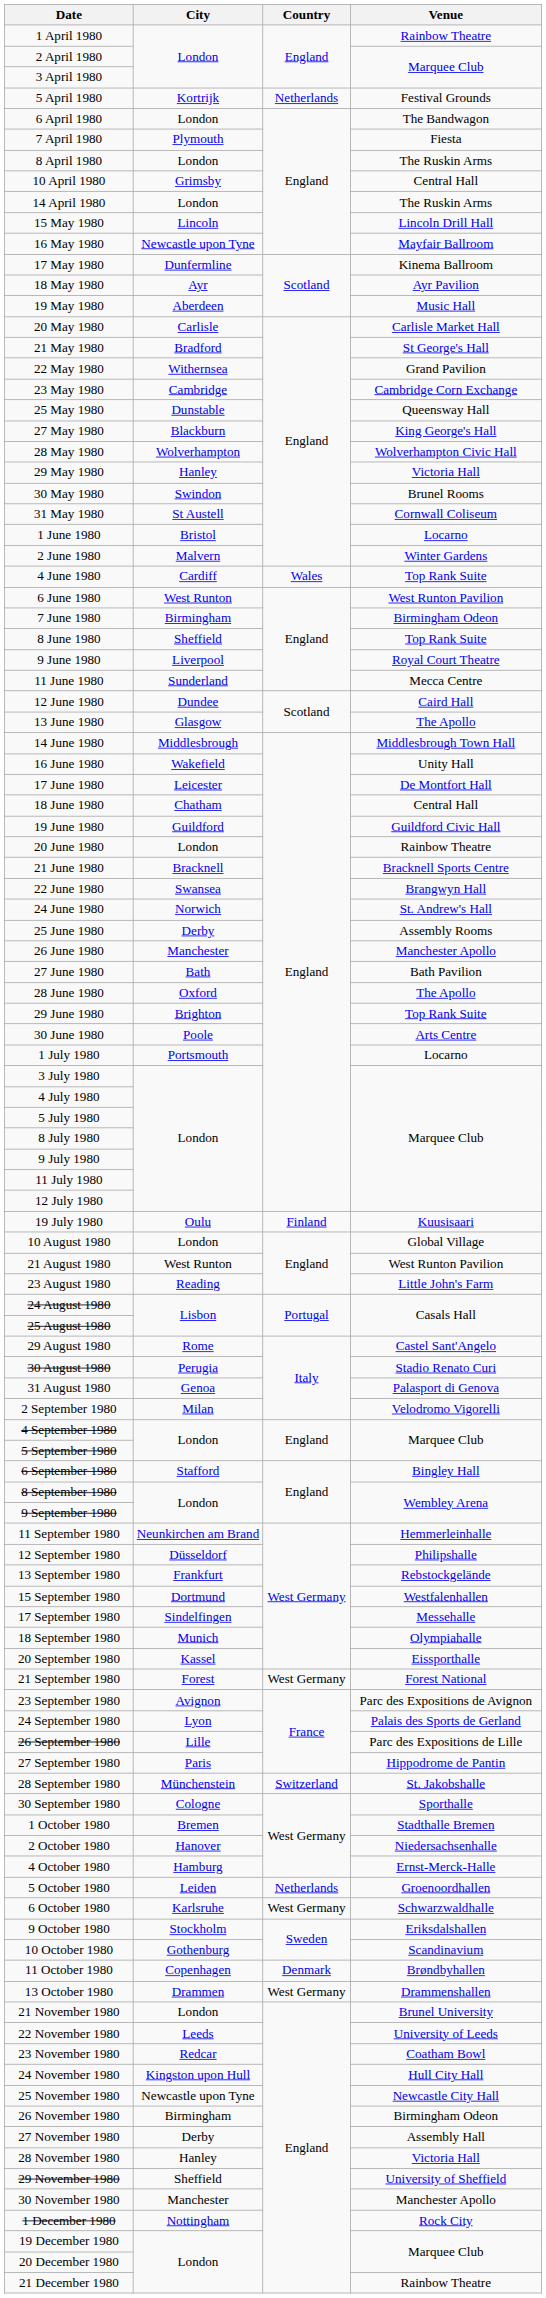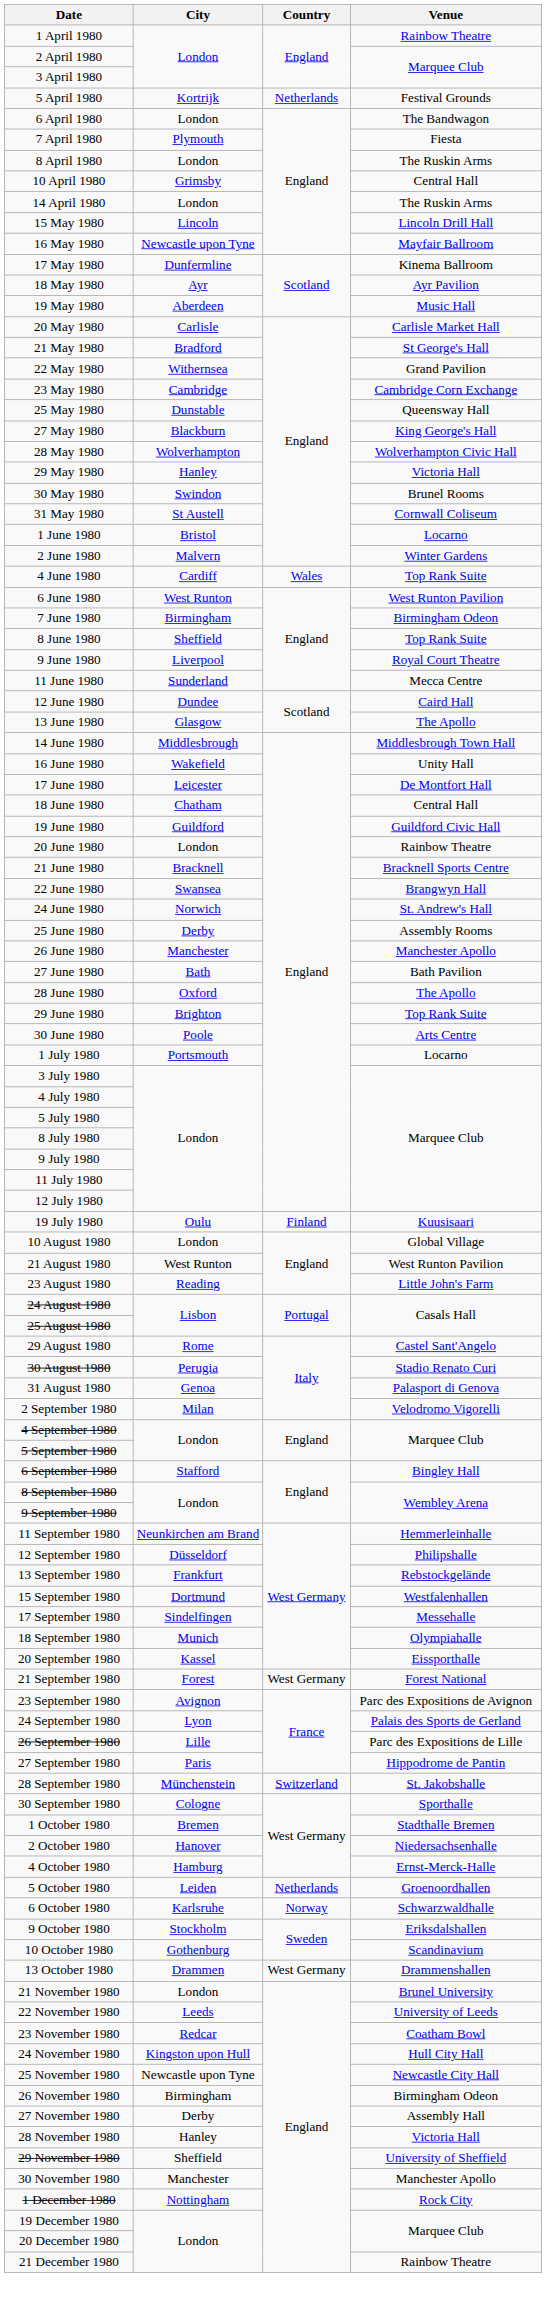(307, 1908) West Germany -> (307, 1908) Norway
- row: (69, 1970)
